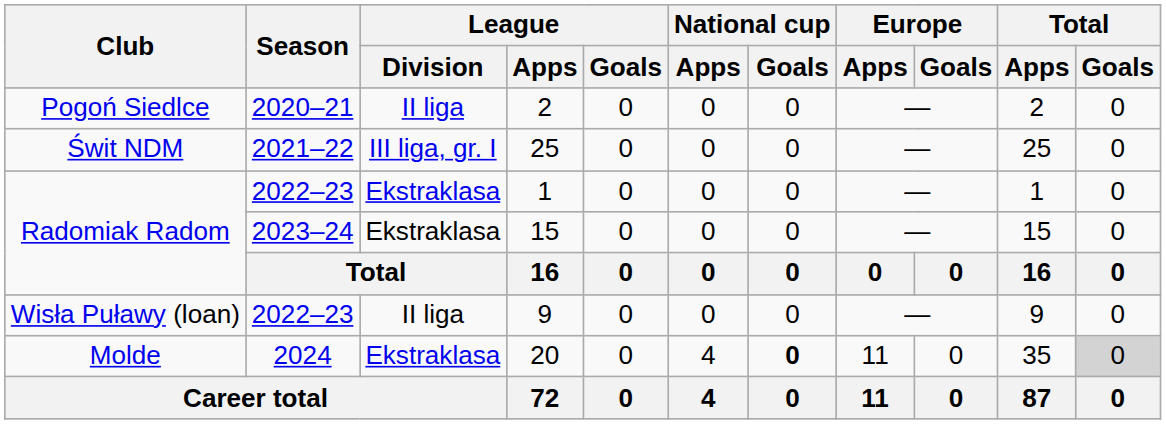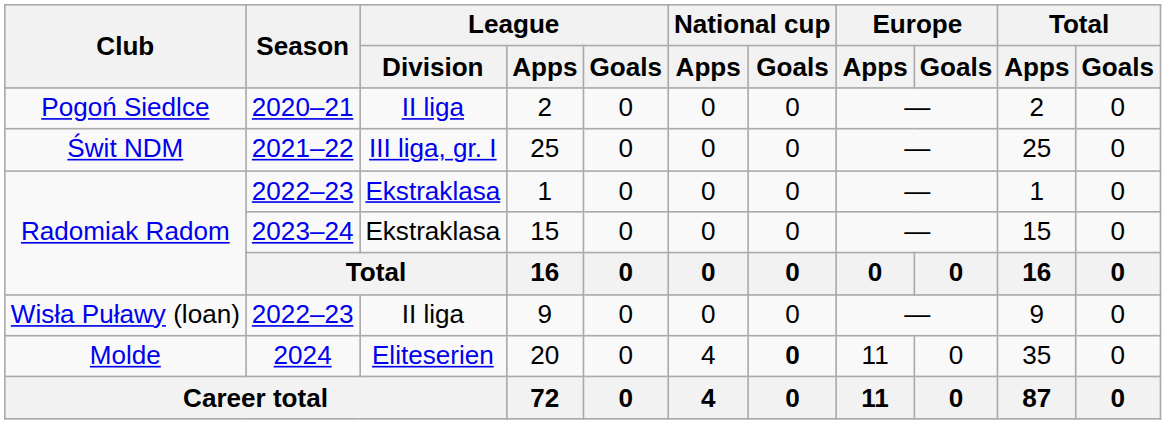(433, 356) Ekstraklasa -> (433, 356) Eliteserien
(1118, 356) lightgrey background -> (1118, 356) no background
